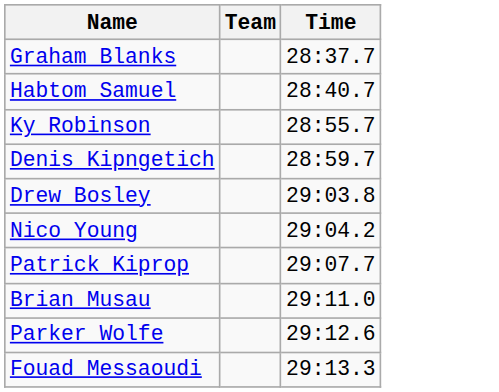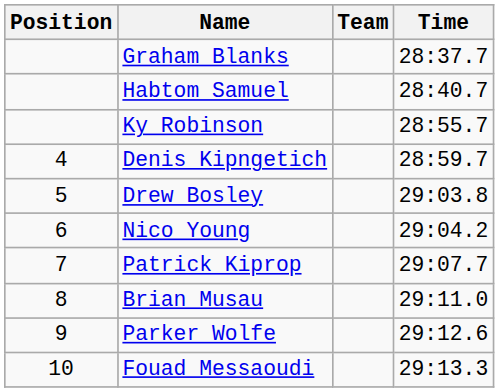+ column: (61, 22)
